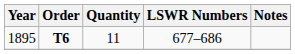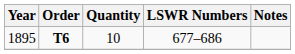(113, 37) 11 -> (113, 37) 10
